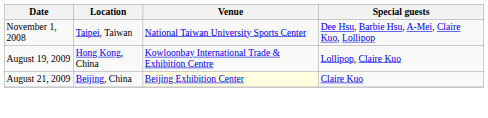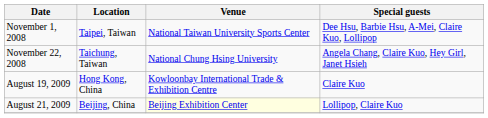+ row: (34, 58)
(361, 58) Lollipop, Claire Kuo -> (344, 84) Claire Kuo
(342, 79) Claire Kuo -> (363, 105) Lollipop, Claire Kuo
